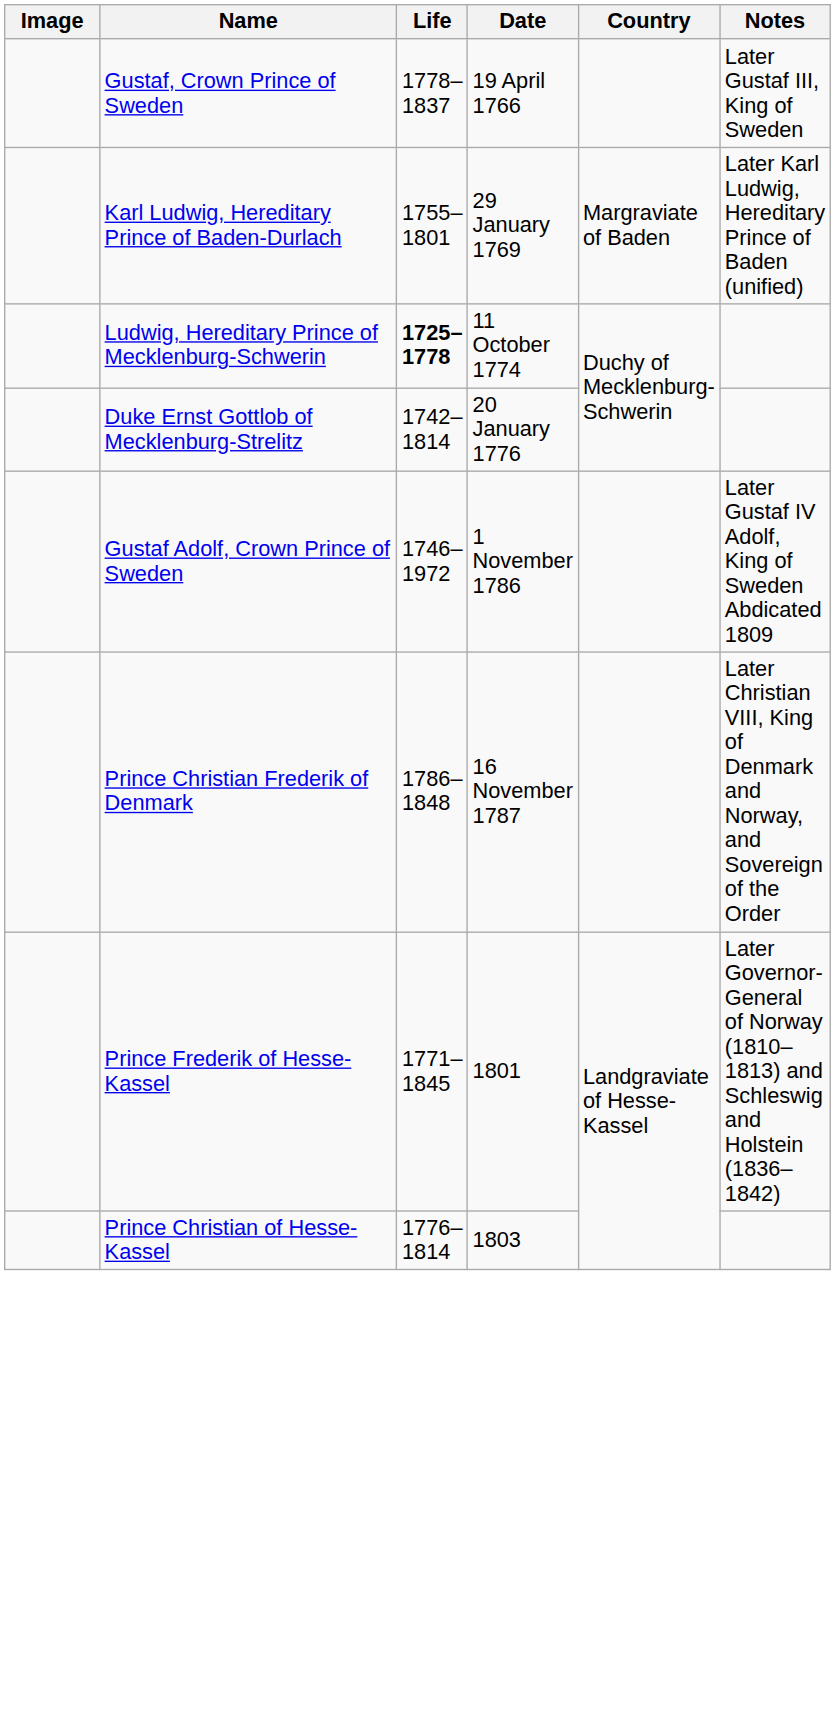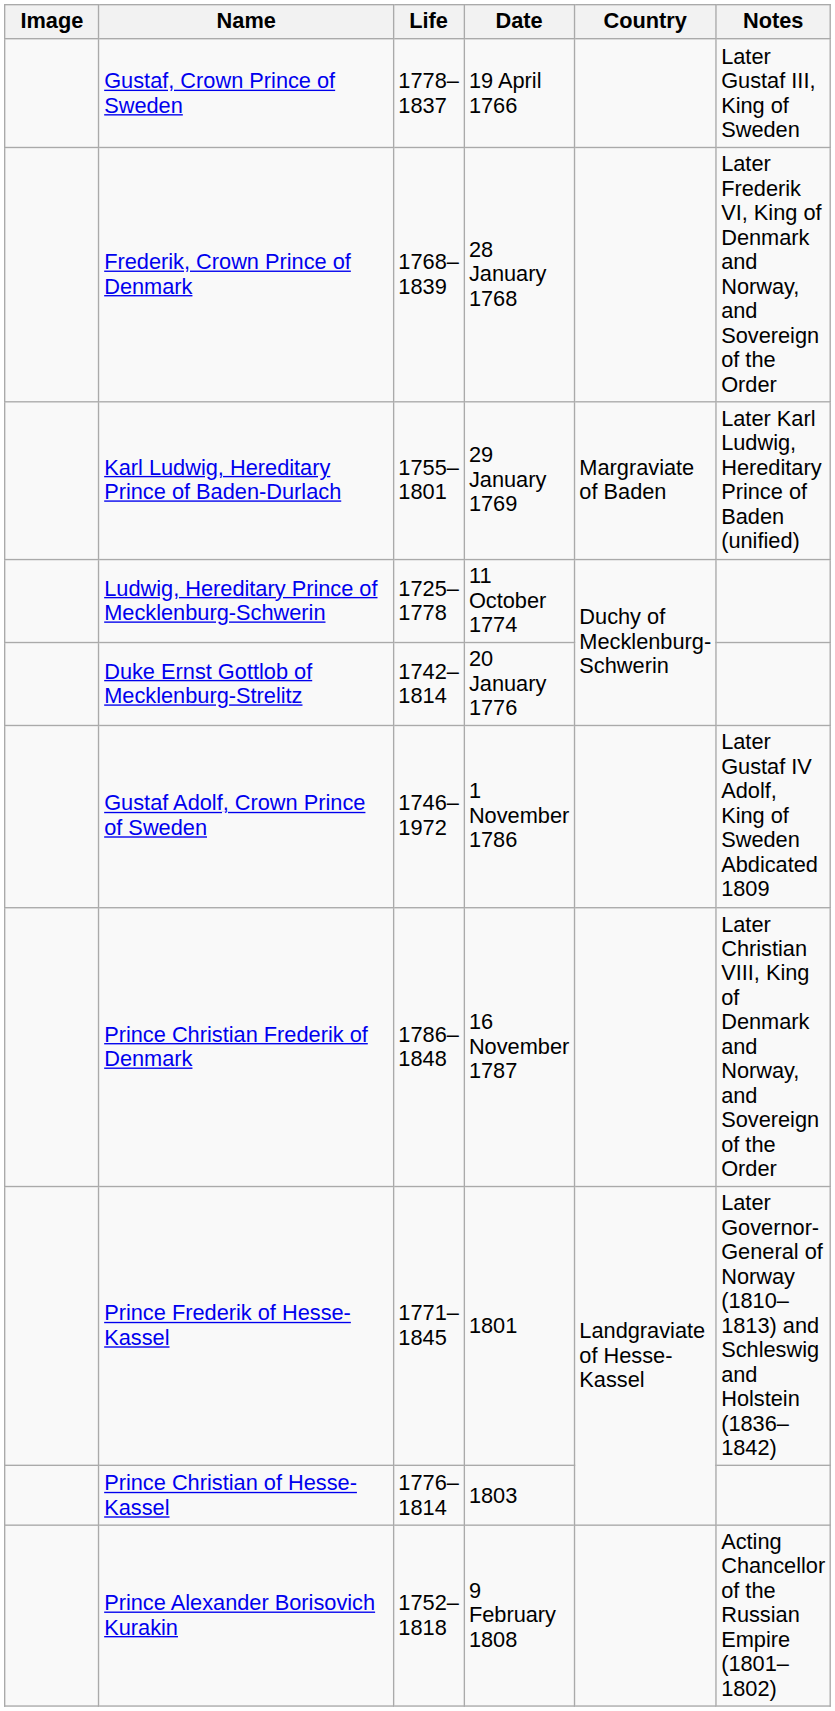+ row: (228, 274)
(432, 345) bold -> (429, 600) normal
+ row: (240, 1615)
